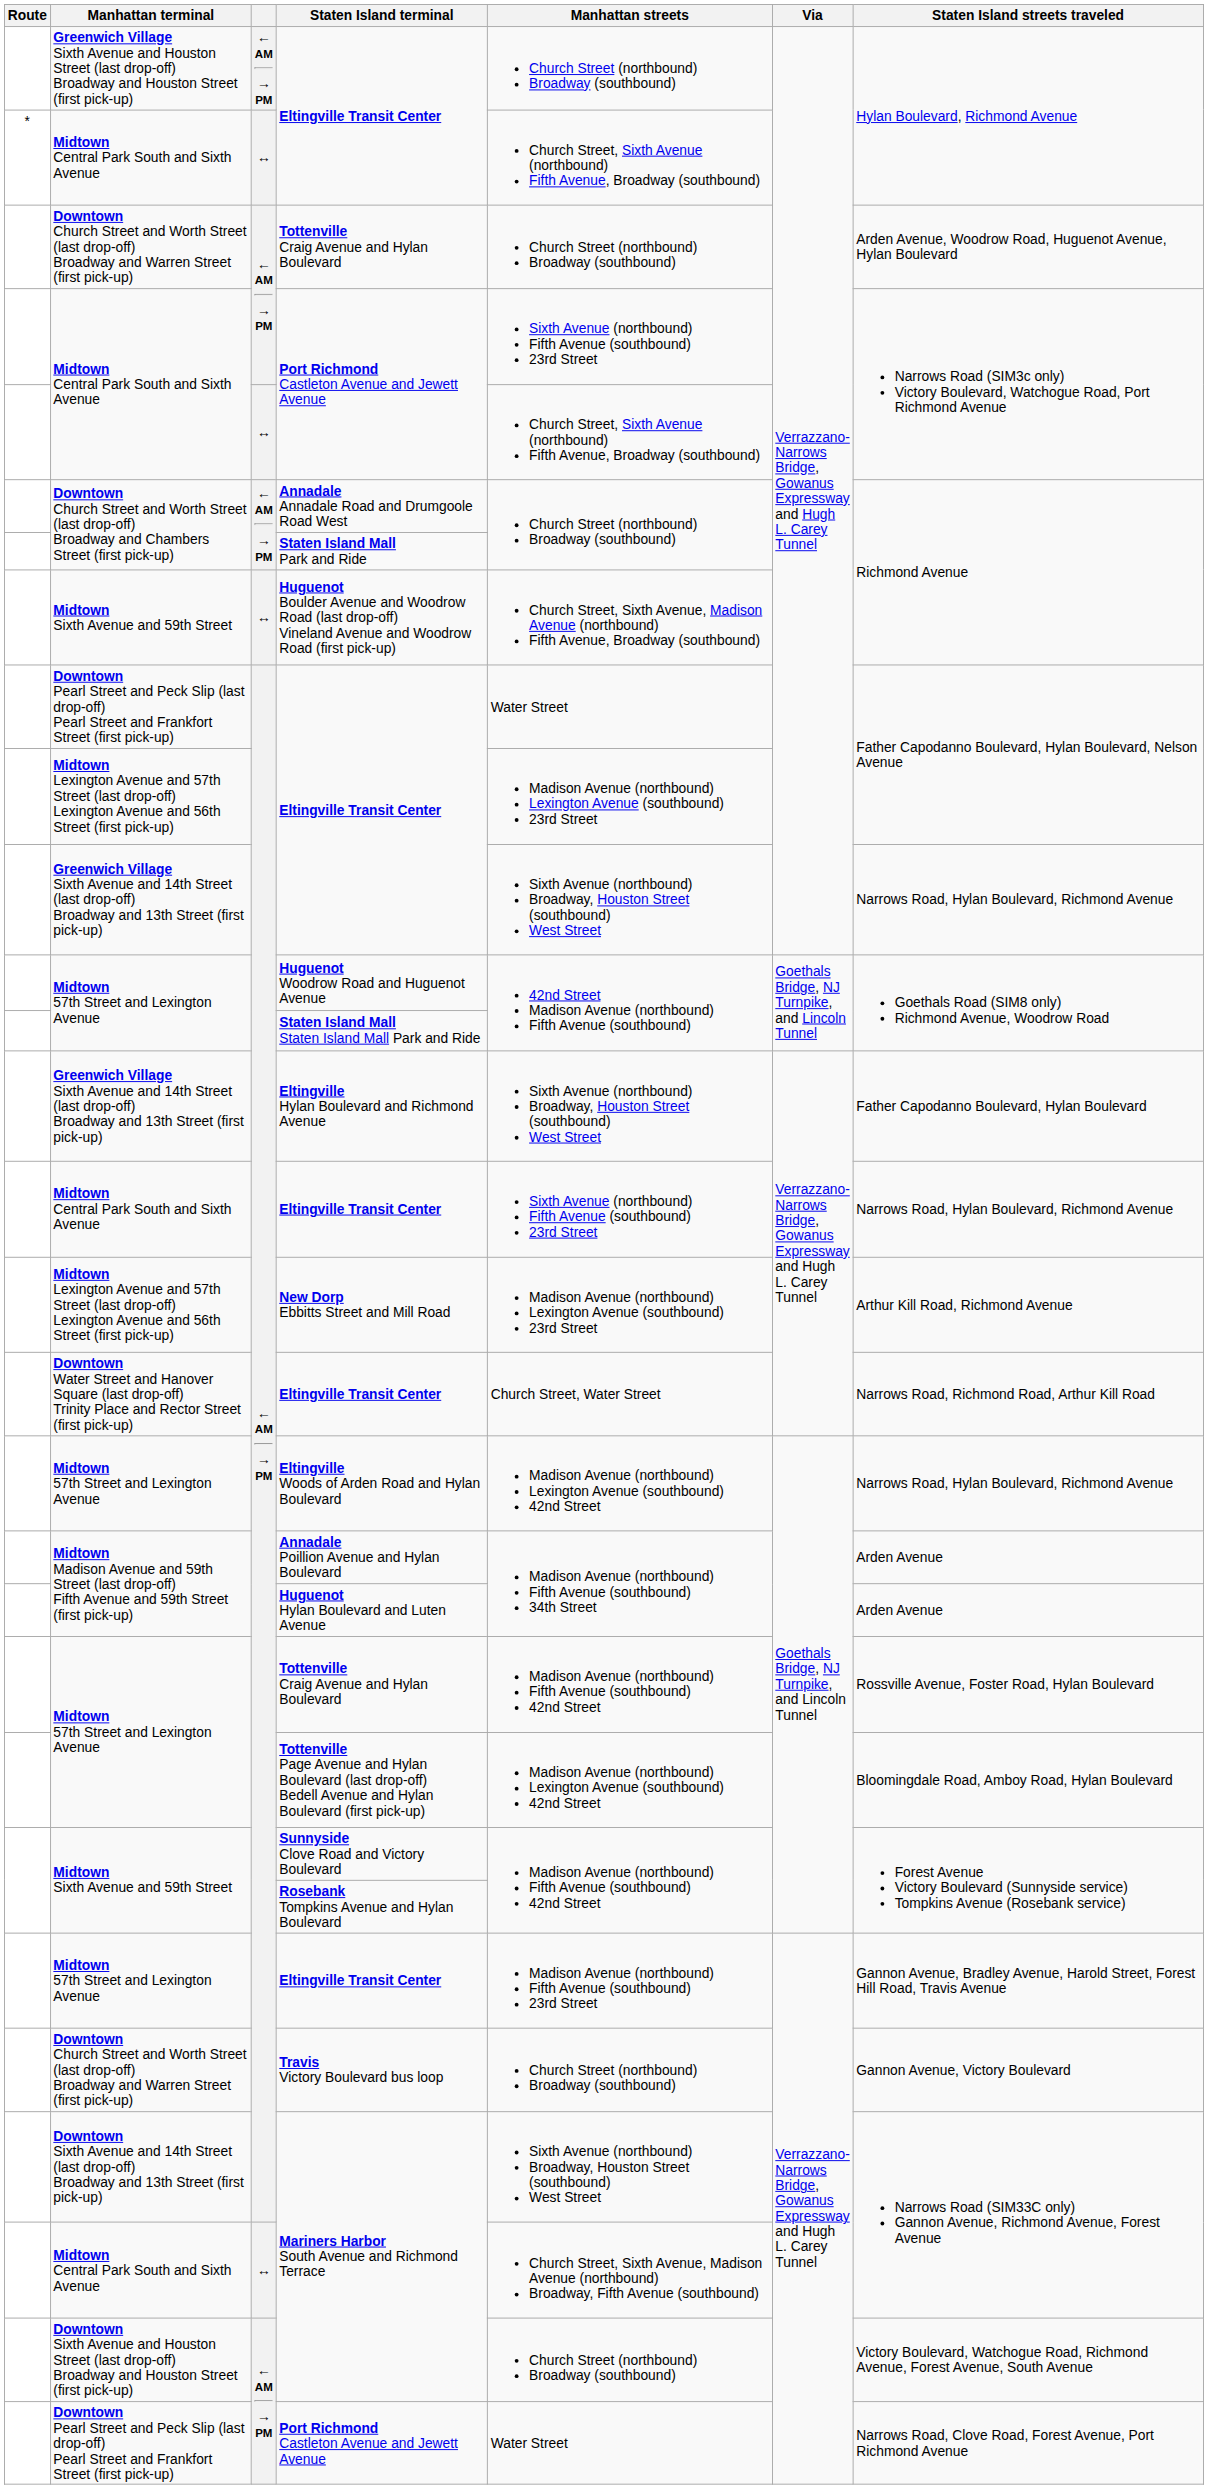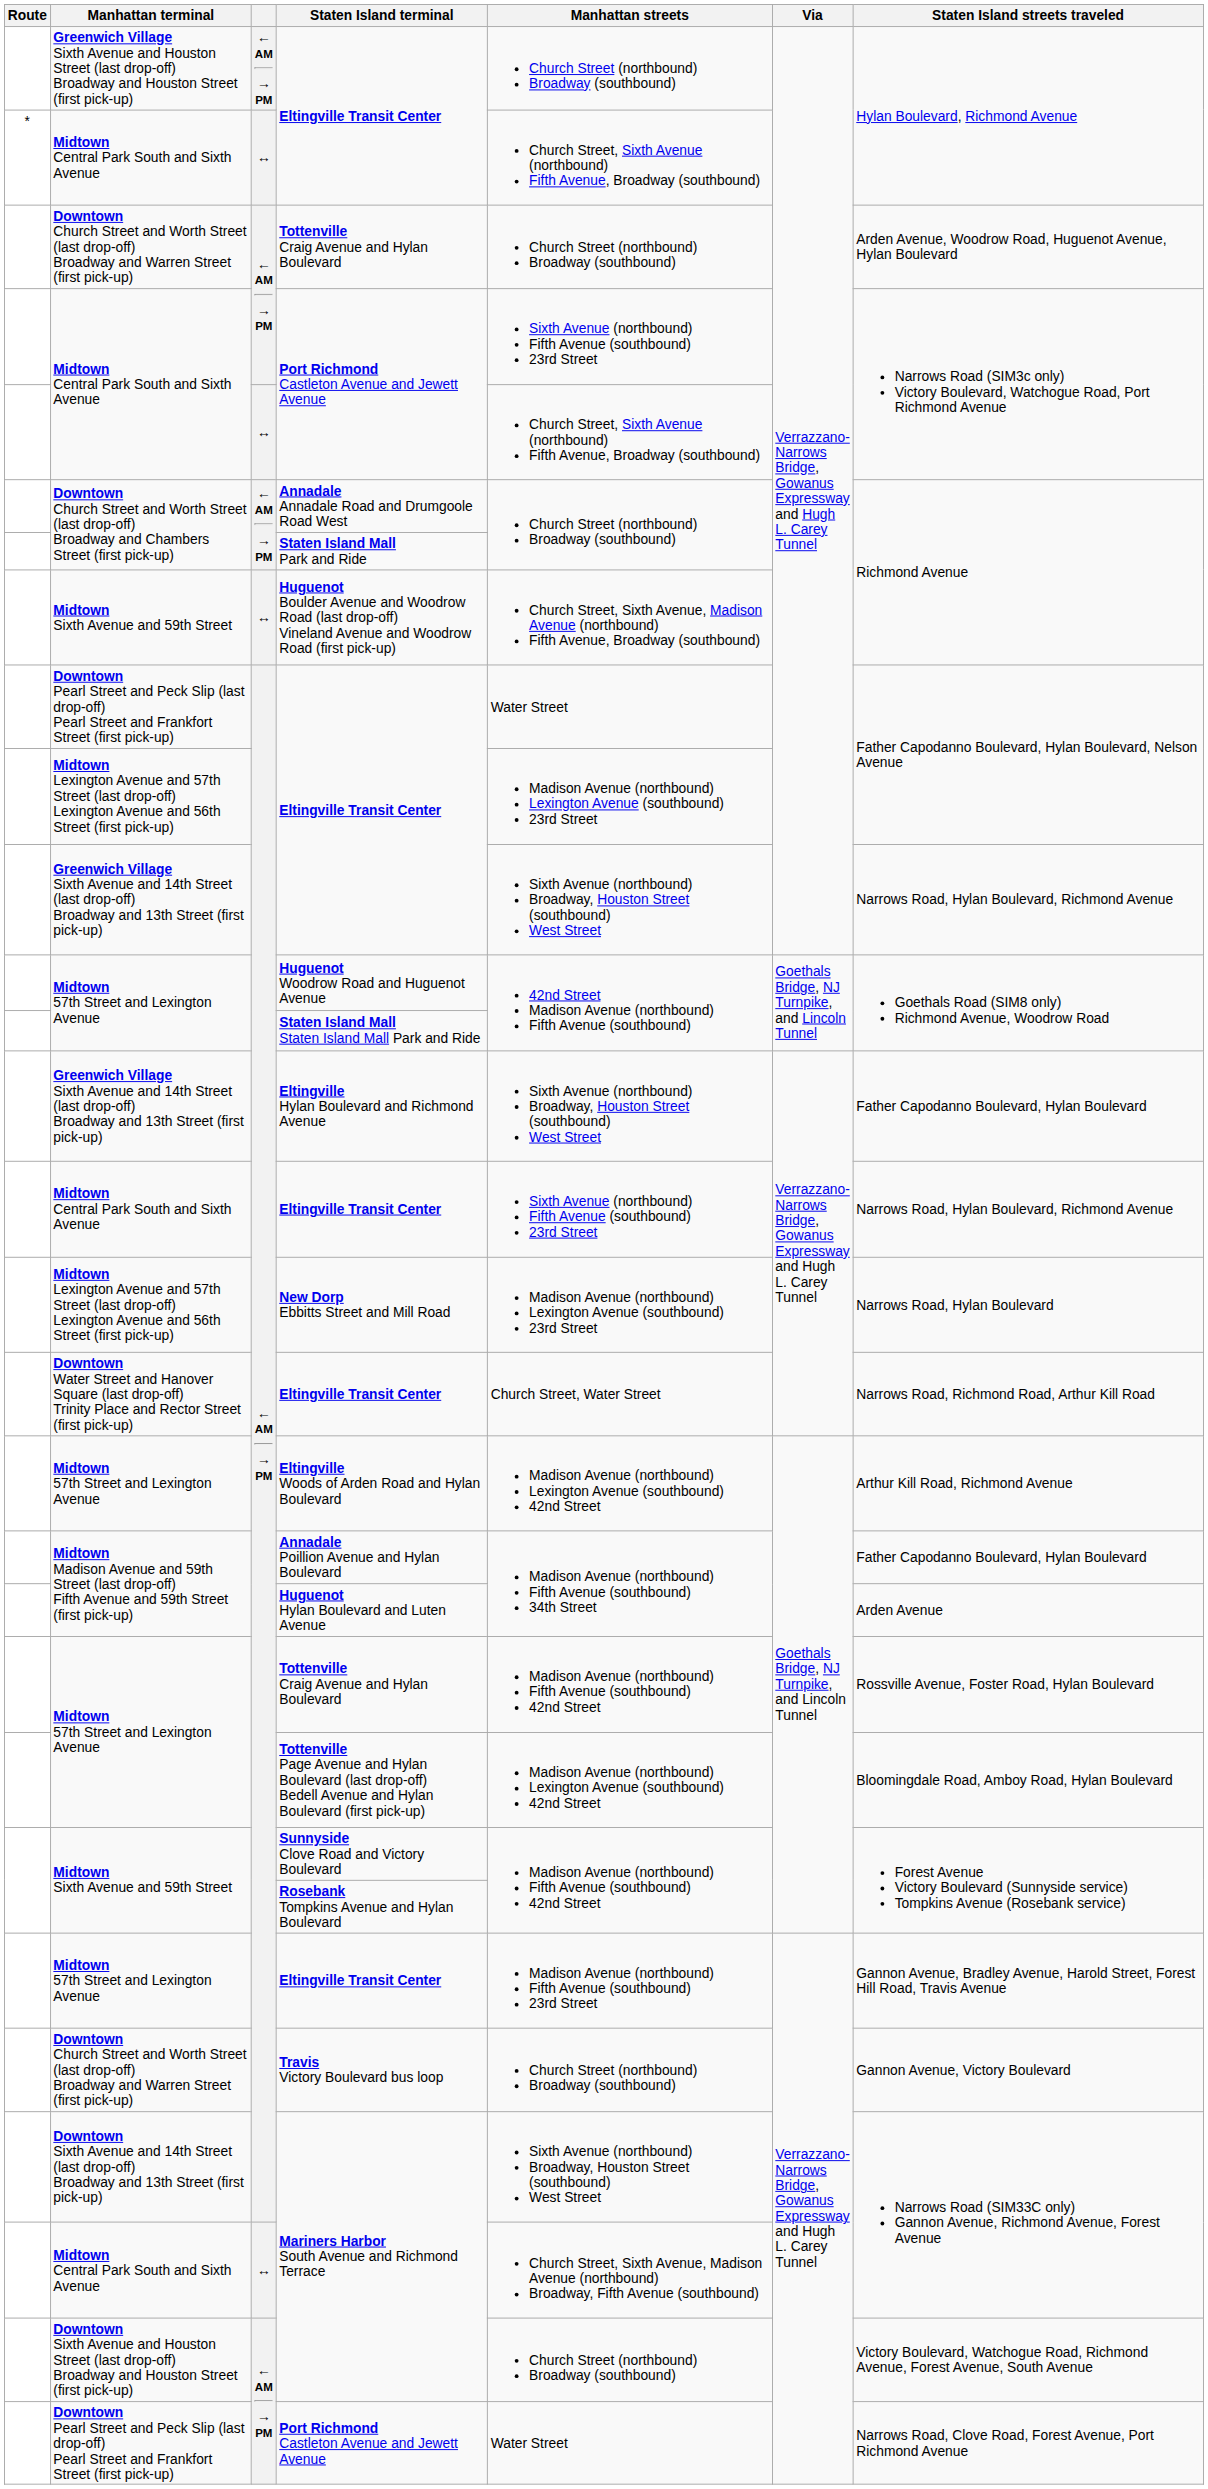(964, 1305) Arthur Kill Road, Richmond Avenue -> (955, 1305) Narrows Road, Hylan Boulevard
(1015, 1484) Narrows Road, Hylan Boulevard, Richmond Avenue -> (964, 1484) Arthur Kill Road, Richmond Avenue
(900, 1558) Arden Avenue -> (1001, 1558) Father Capodanno Boulevard, Hylan Boulevard
